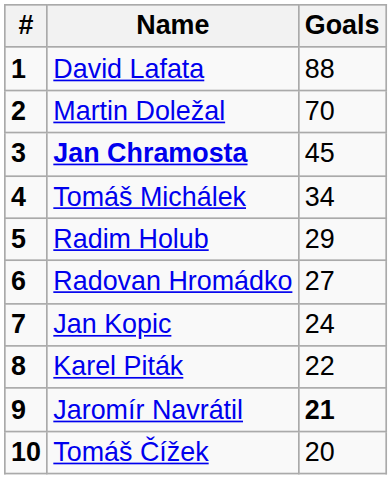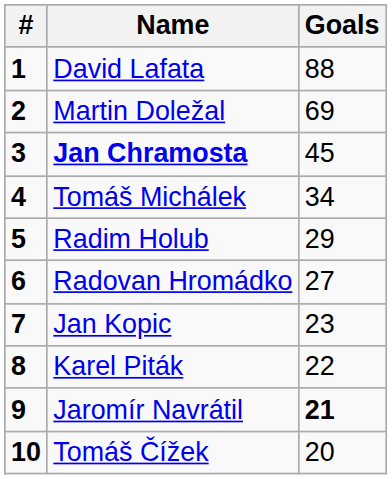(320, 111) 70 -> (320, 111) 69
(320, 324) 24 -> (320, 324) 23
